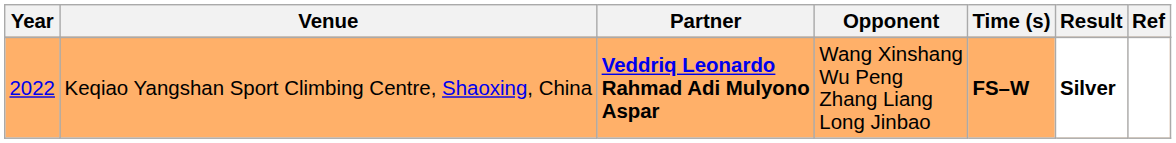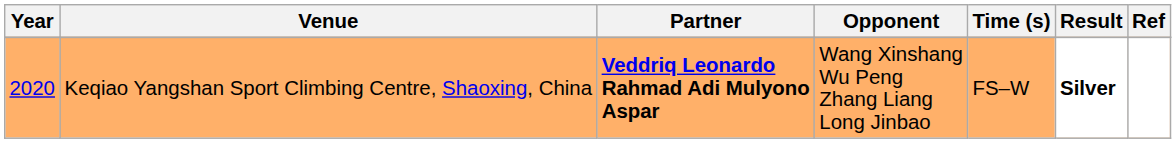(32, 88) 2022 -> (32, 88) 2020
(1001, 88) bold -> (1001, 88) normal
